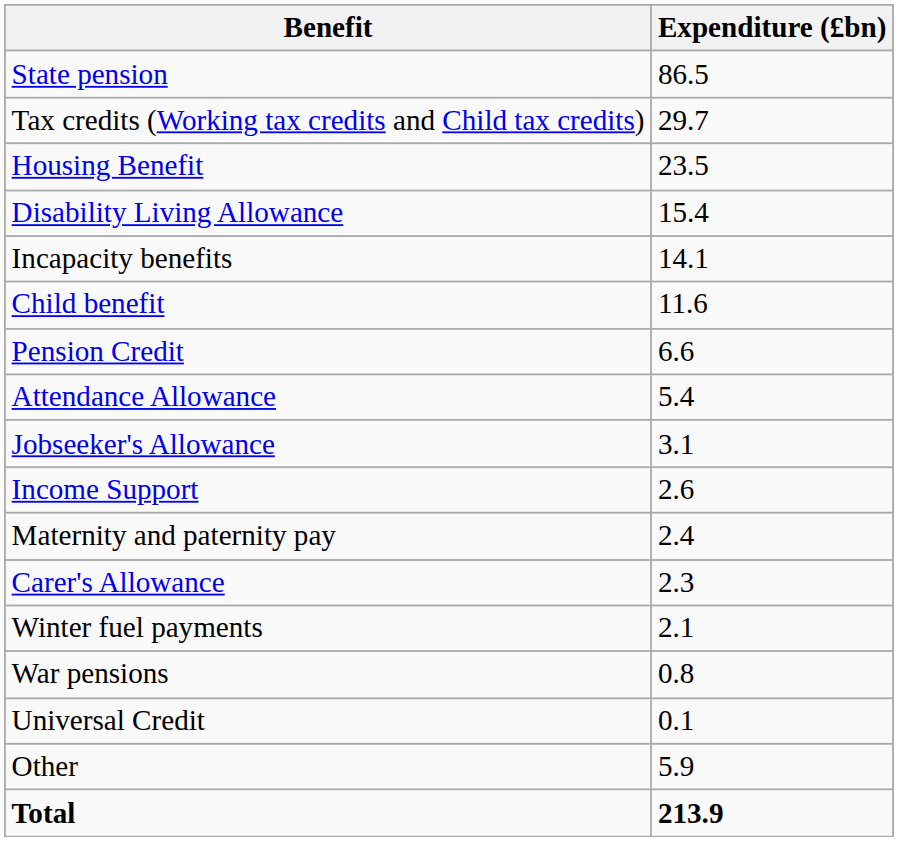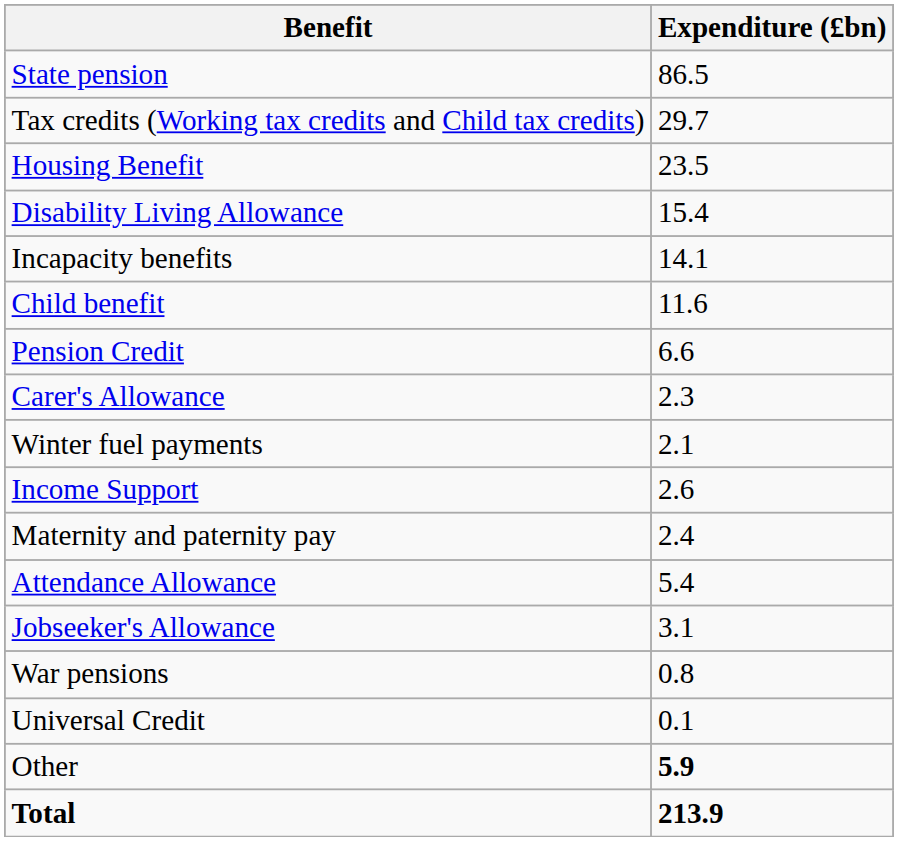rows swapped: (144, 397) <-> (118, 581)
rows swapped: (143, 443) <-> (137, 627)
(676, 766) normal -> (676, 766) bold
